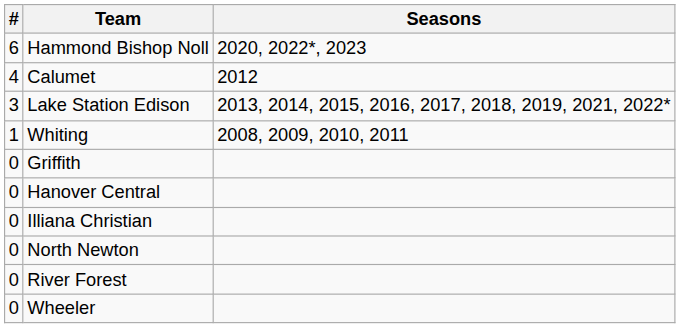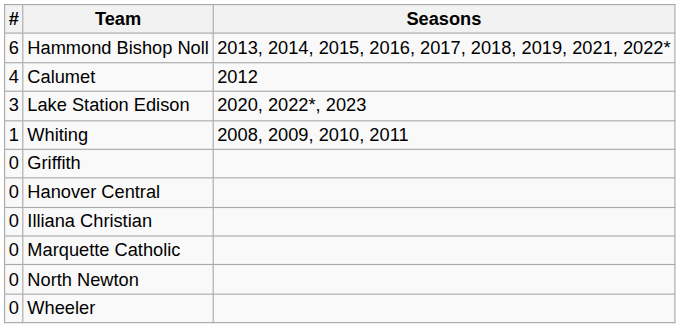(292, 47) 2020, 2022*, 2023 -> (444, 47) 2013, 2014, 2015, 2016, 2017, 2018, 2019, 2021, 2022*
(444, 105) 2013, 2014, 2015, 2016, 2017, 2018, 2019, 2021, 2022* -> (292, 105) 2020, 2022*, 2023
+ row: (104, 250)
- row: (77, 279)
